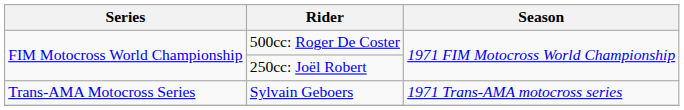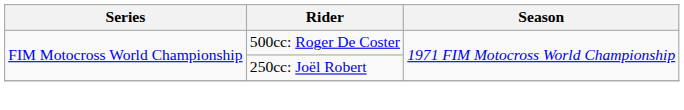- row: (302, 92)
